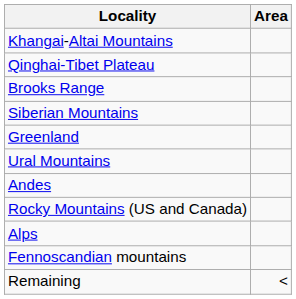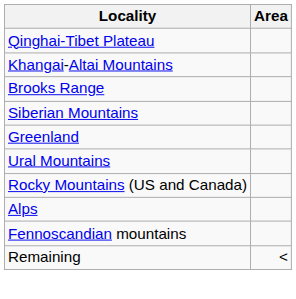rows swapped: (81, 64) <-> (90, 40)
- row: (30, 185)
